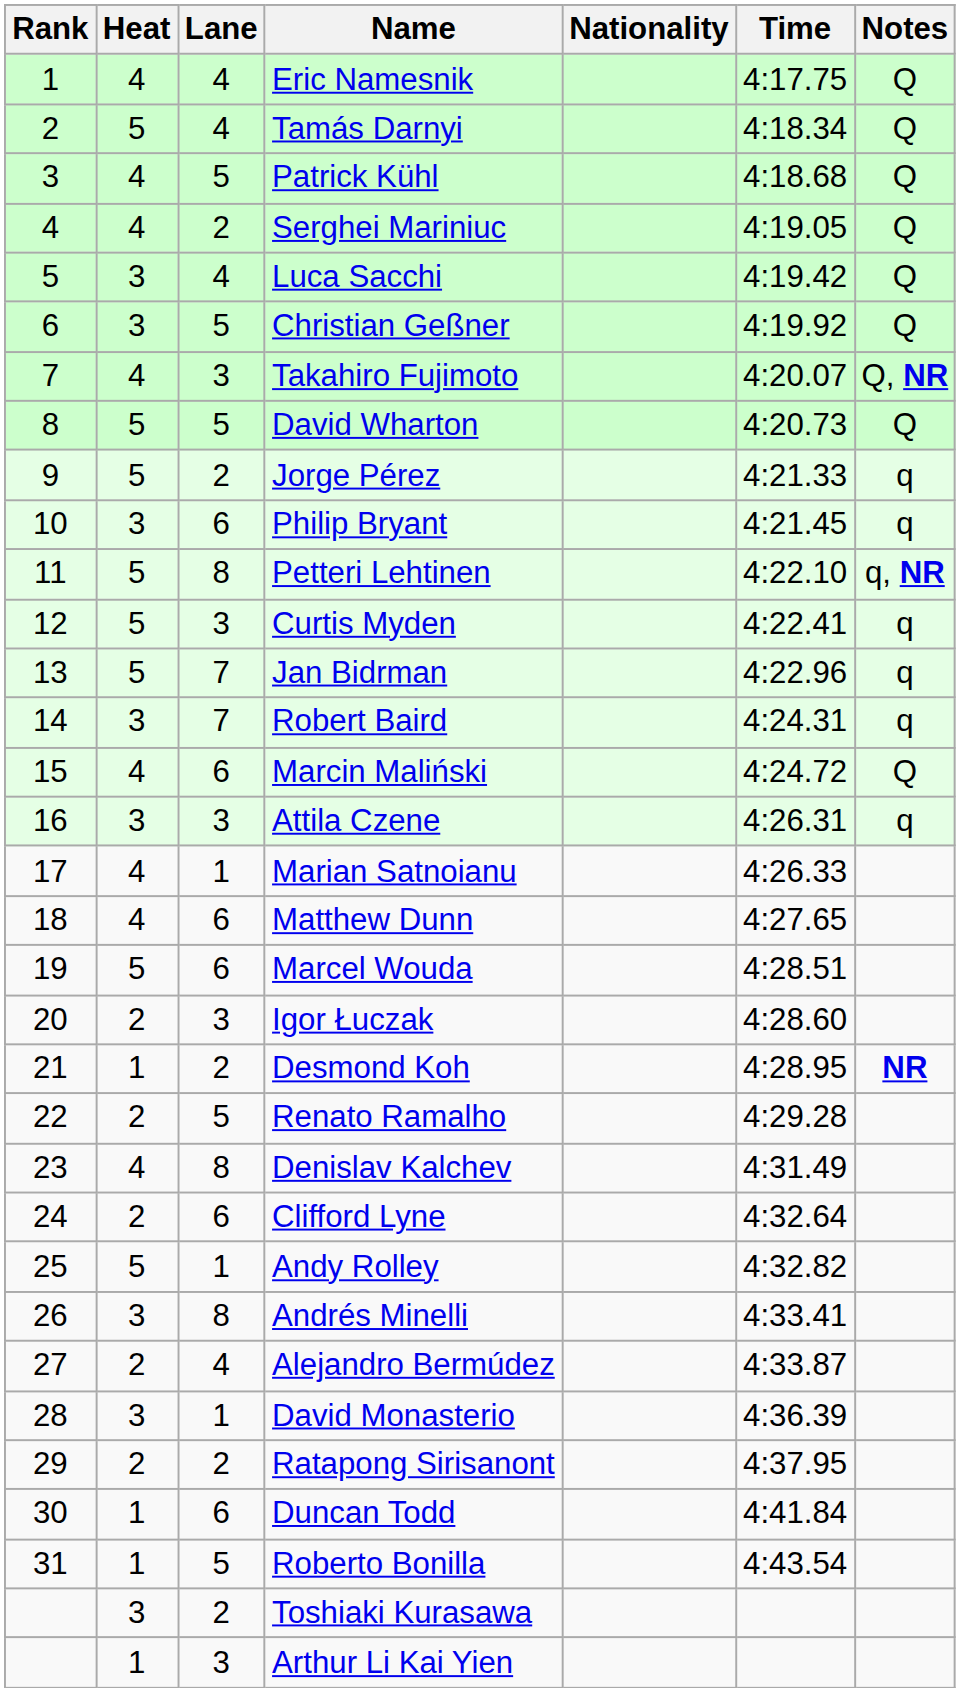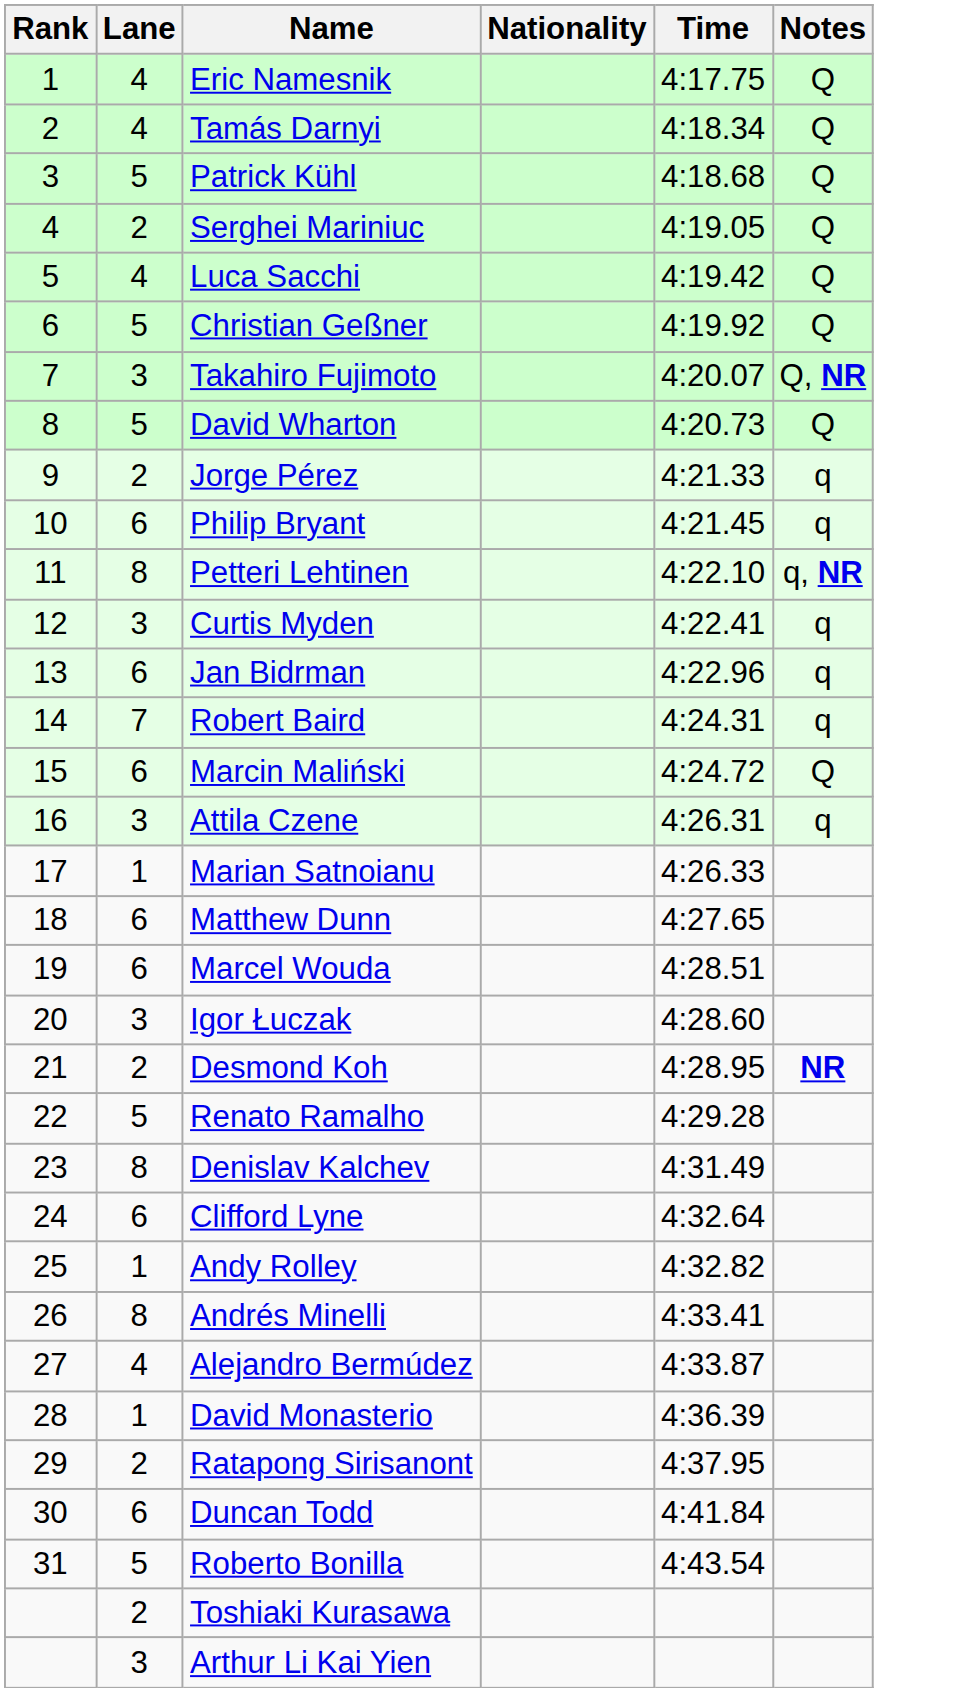- column: (137, 29)
(221, 672) 7 -> (139, 672) 6
